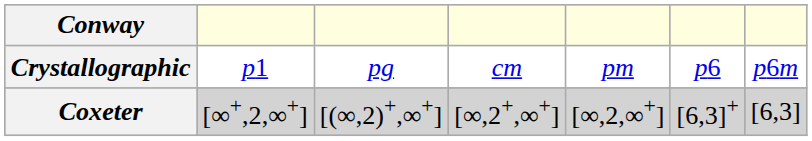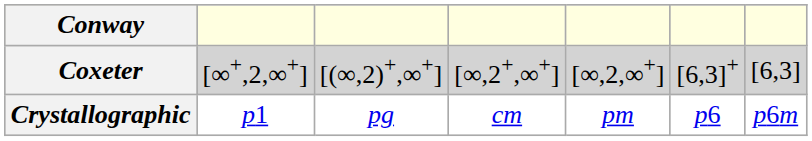rows swapped: (101, 111) <-> (101, 66)
